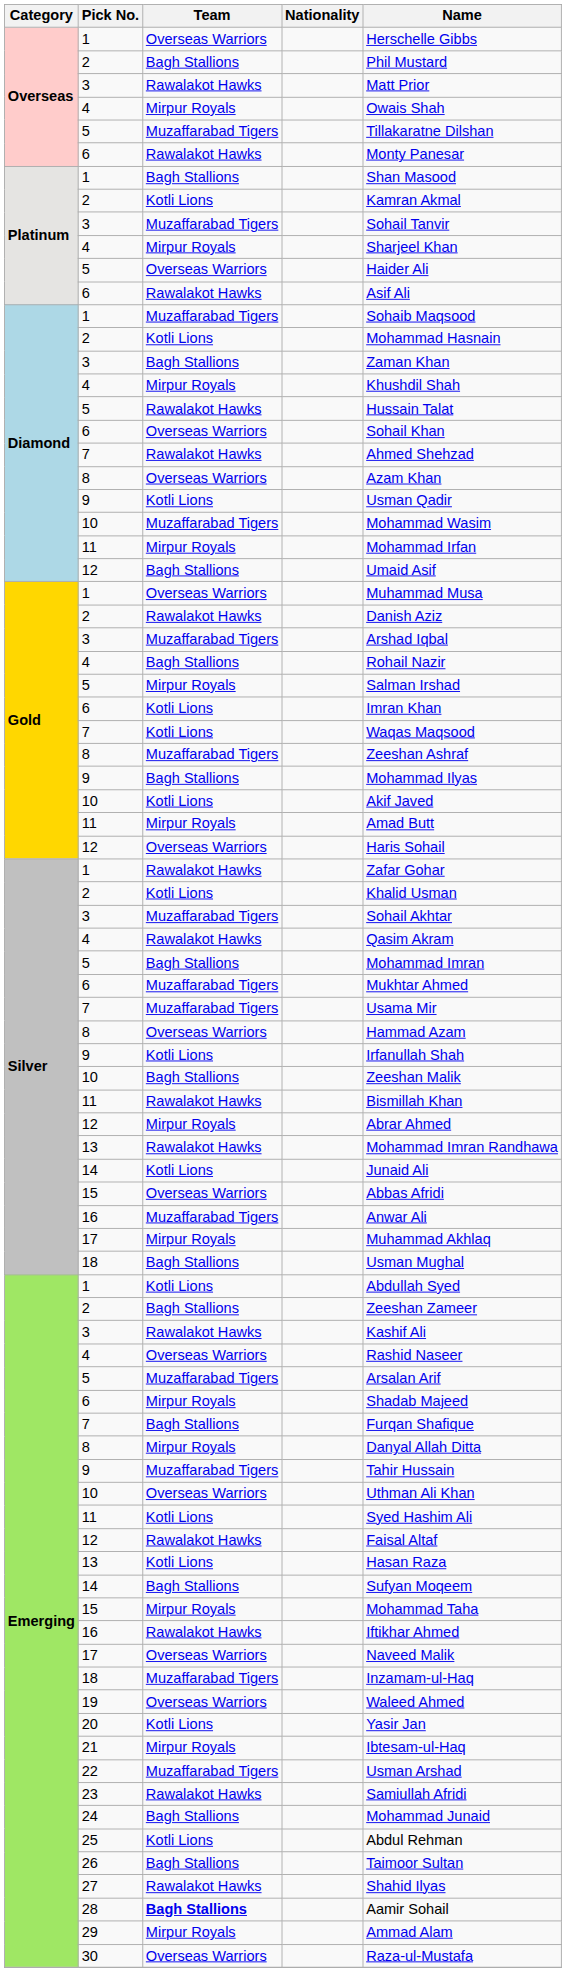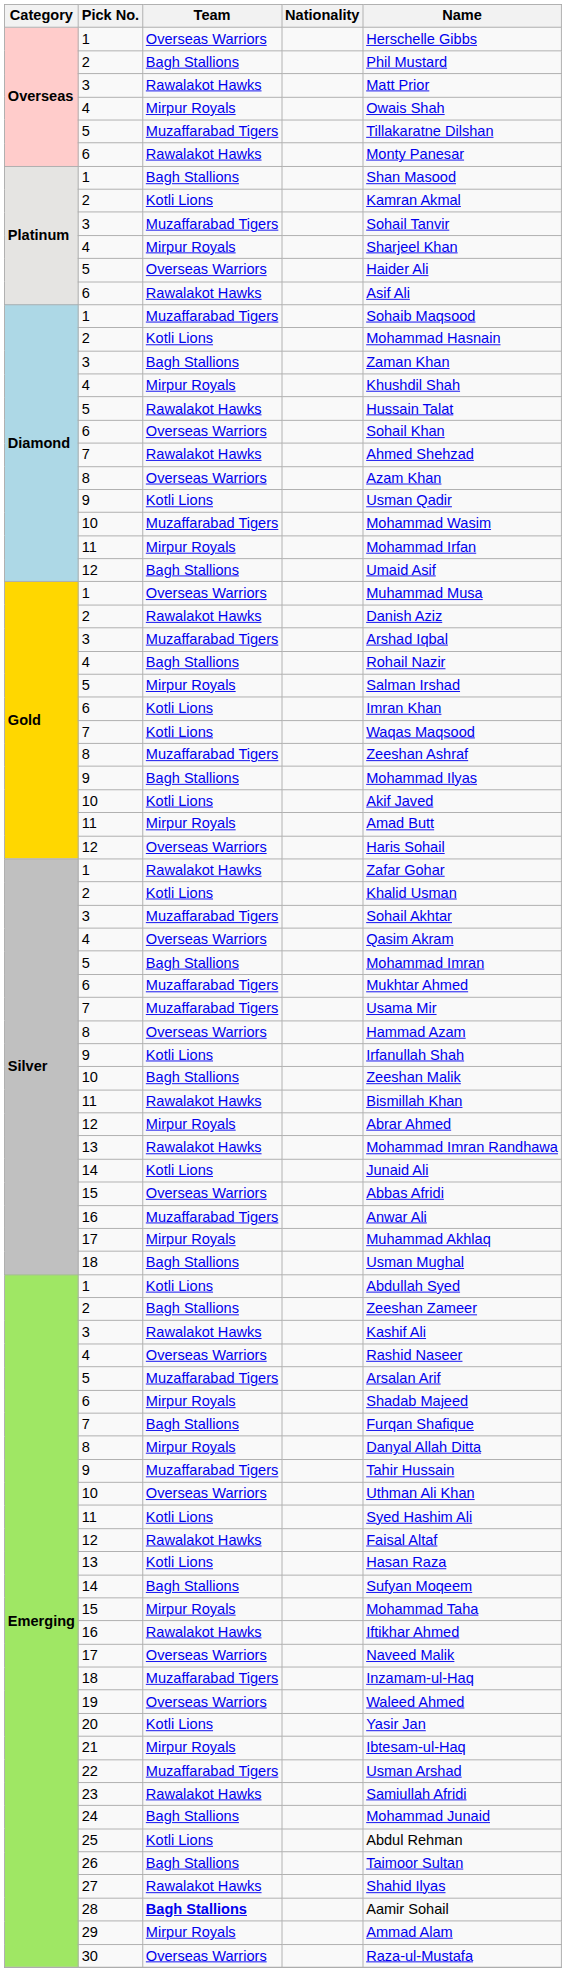(204, 939) Rawalakot Hawks -> (206, 939) Overseas Warriors
